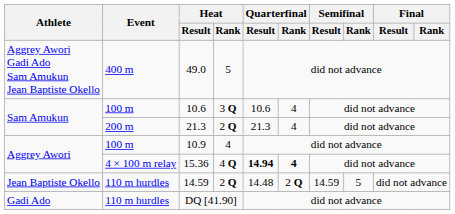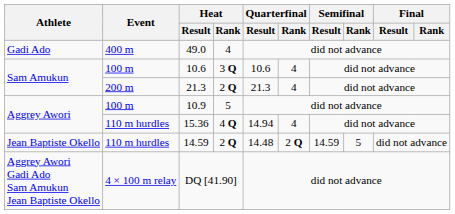(53, 70) Aggrey Awori Gadi Ado Sam Amukun Jean Baptiste Okello -> (29, 50) Gadi Ado
(228, 70) 5 -> (228, 50) 4
(228, 145) 4 -> (228, 105) 5
(141, 164) 4 × 100 m relay -> (137, 124) 110 m hurdles
(261, 164) bold -> (261, 124) normal
(294, 164) bold -> (294, 124) normal
(29, 201) Gadi Ado -> (53, 181) Aggrey Awori Gadi Ado Sam Amukun Jean Baptiste Okello
(137, 201) 110 m hurdles -> (141, 181) 4 × 100 m relay
